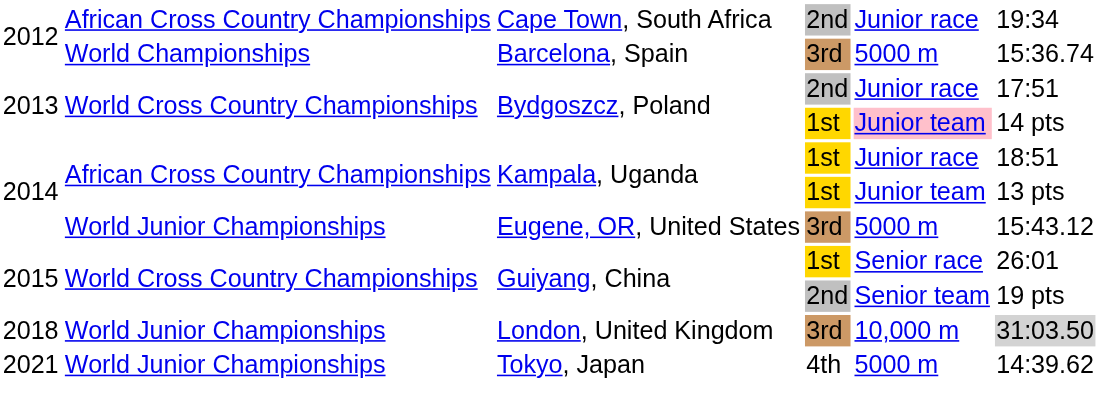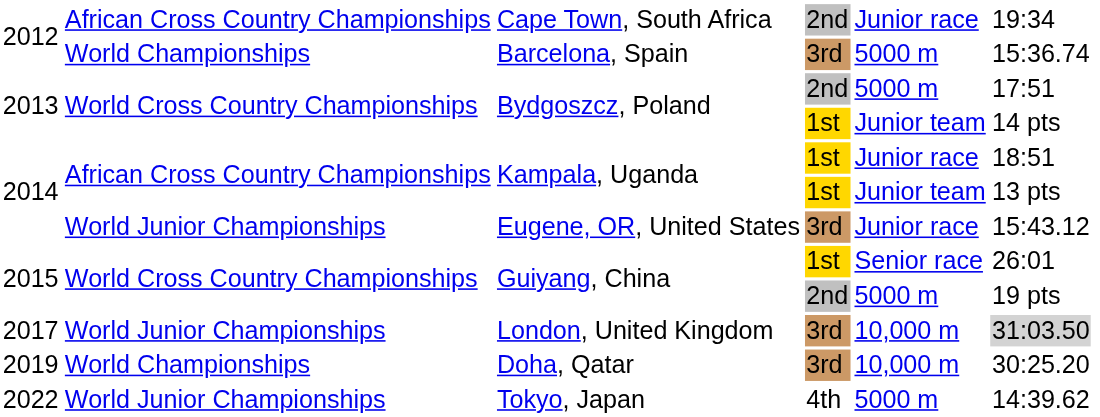(917, 88) Junior race -> (896, 88) 5000 m
(920, 123) pink background -> (920, 123) no background
(896, 226) 5000 m -> (917, 226) Junior race
(922, 295) Senior team -> (896, 295) 5000 m
(31, 330) 2018 -> (31, 330) 2017
+ row: (565, 364)
(31, 364) 2021 -> (31, 399) 2022
